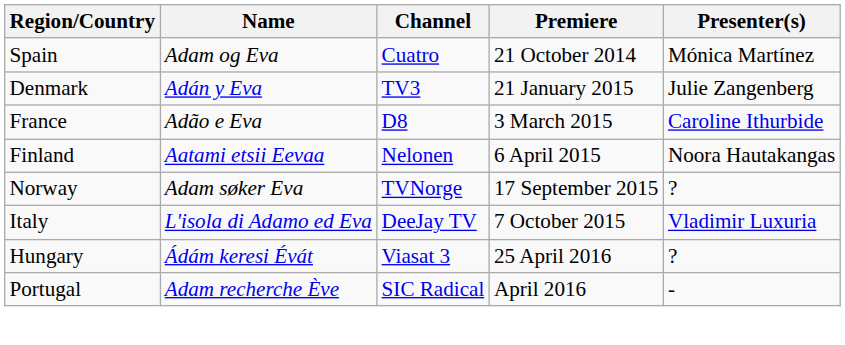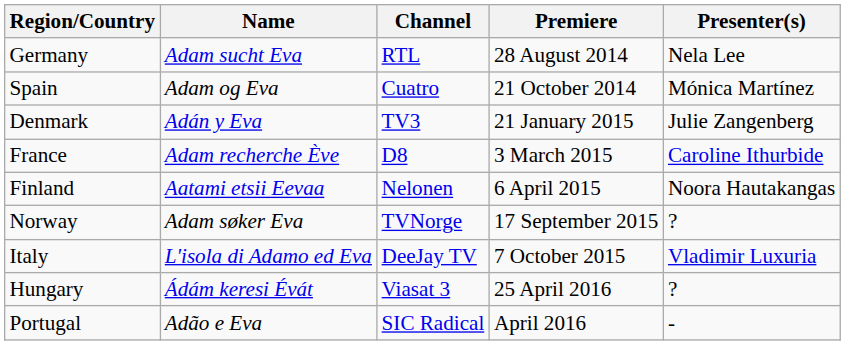+ row: (49, 54)
(213, 121) Adão e Eva -> (252, 155) Adam recherche Ève
(252, 289) Adam recherche Ève -> (213, 322) Adão e Eva
